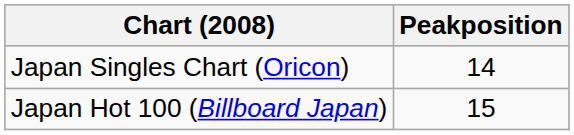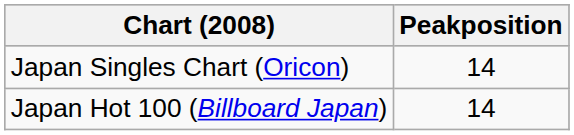(481, 108) 15 -> (481, 108) 14
